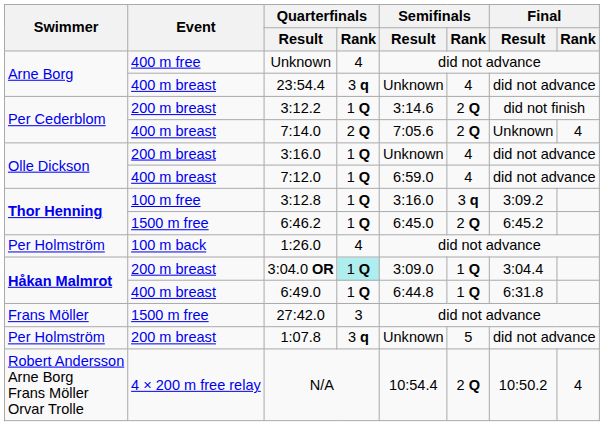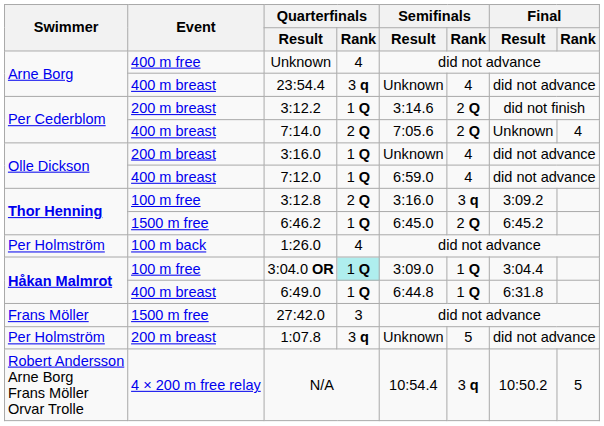(358, 200) 1 Q -> (358, 200) 2 Q
(174, 269) 200 m breast -> (166, 269) 100 m free
(468, 385) 2 Q -> (468, 385) 3 q
(578, 385) 4 -> (578, 385) 5
